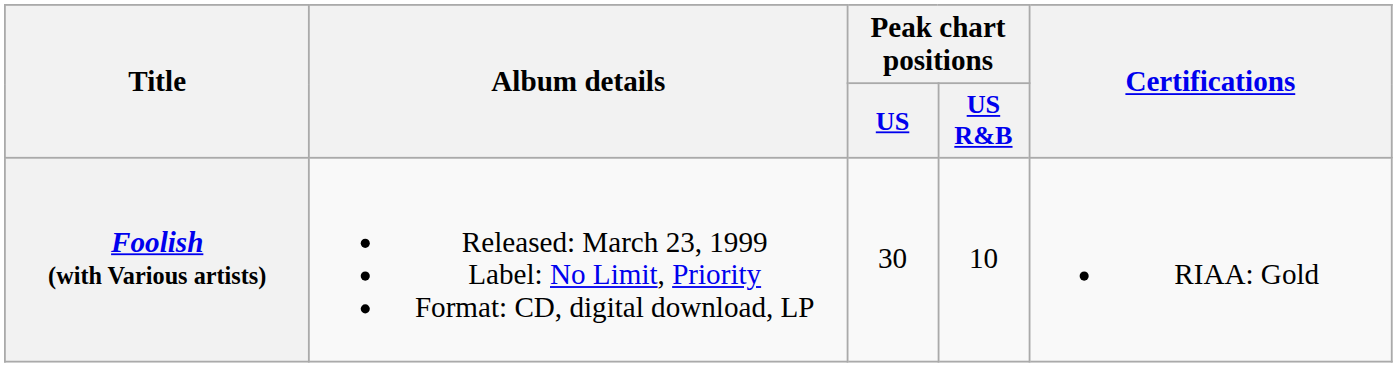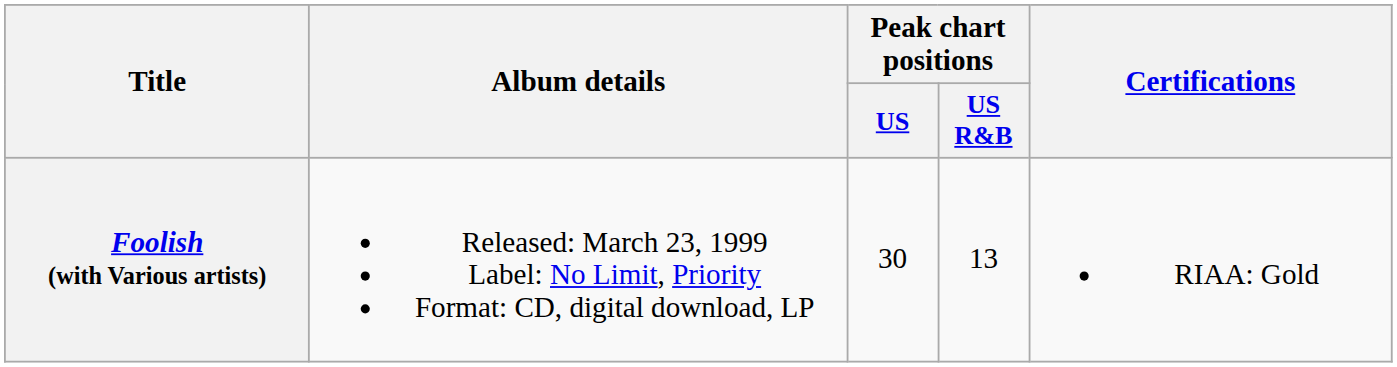(983, 258) 10 -> (983, 258) 13
